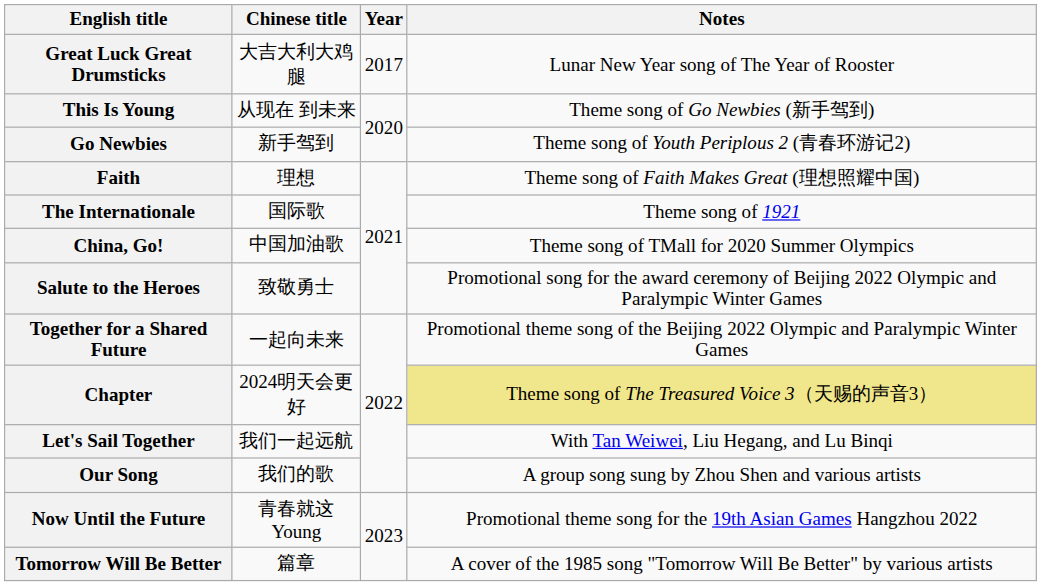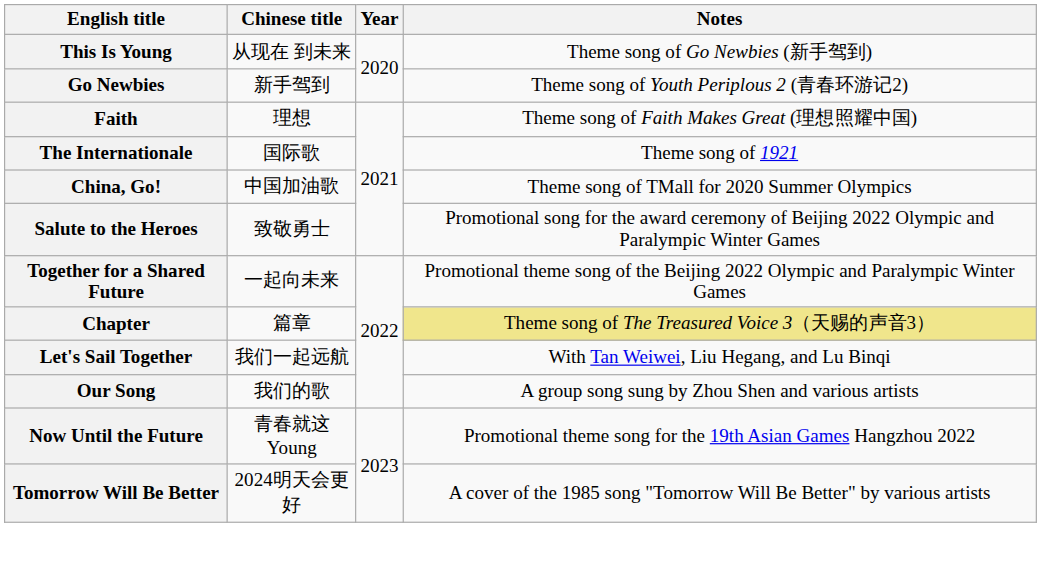- row: (118, 64)
(296, 394) 2024明天会更好 -> (292, 323) 篇章
(296, 563) 篇章 -> (292, 492) 2024明天会更好
